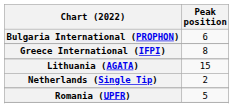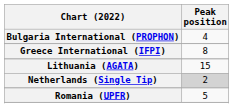(205, 37) 6 -> (205, 37) 4
(205, 80) no background -> (205, 80) lightgrey background
